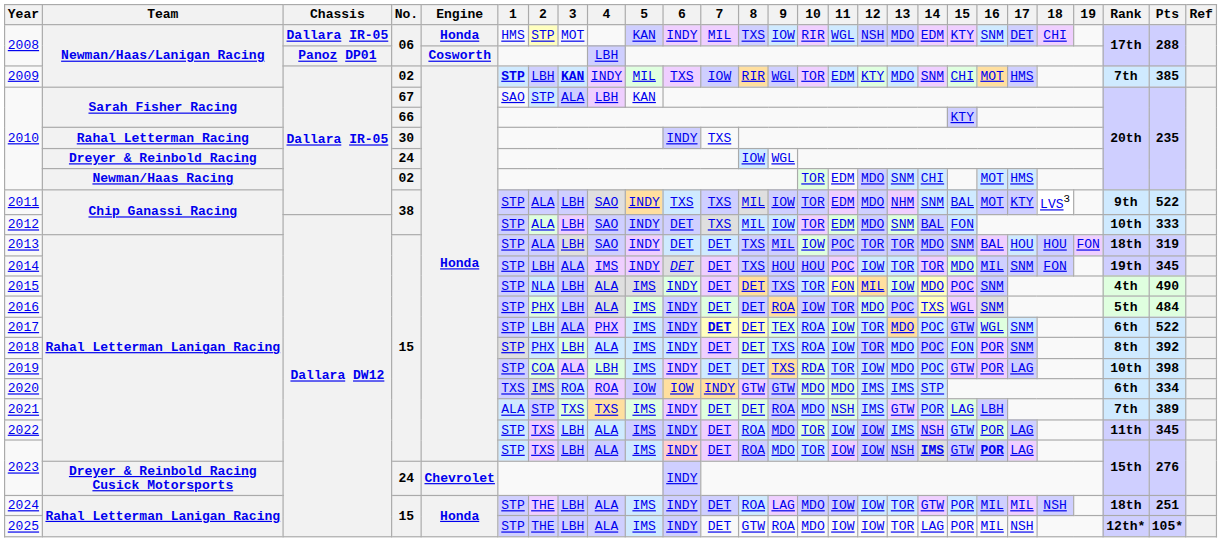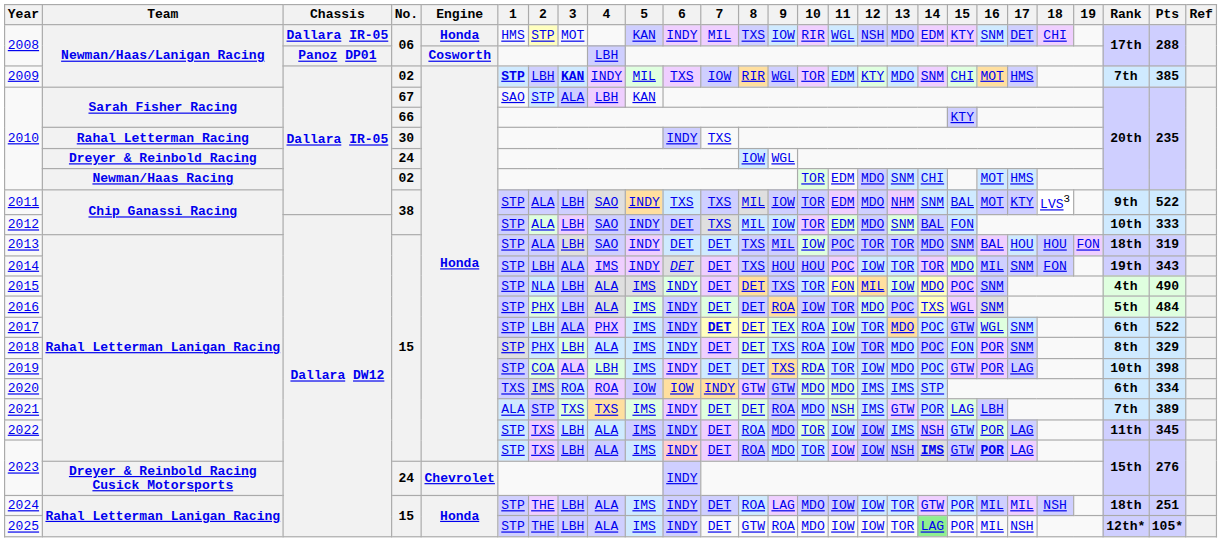(1167, 266) 345 -> (1167, 266) 343
(1167, 348) 392 -> (1167, 348) 329
(932, 526) no background -> (932, 526) lightgreen background
